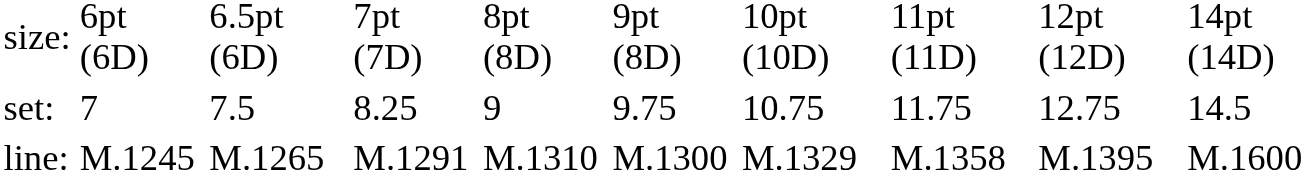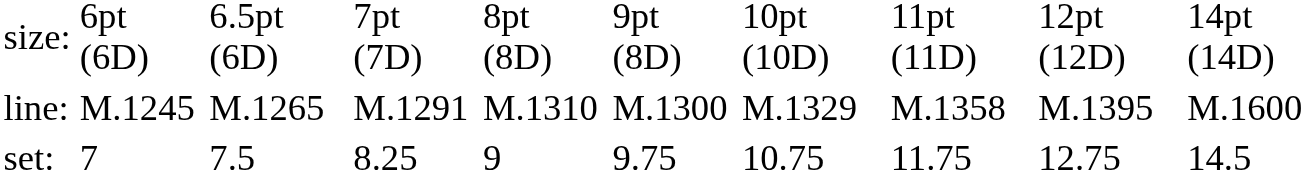rows swapped: (29, 107) <-> (36, 157)
